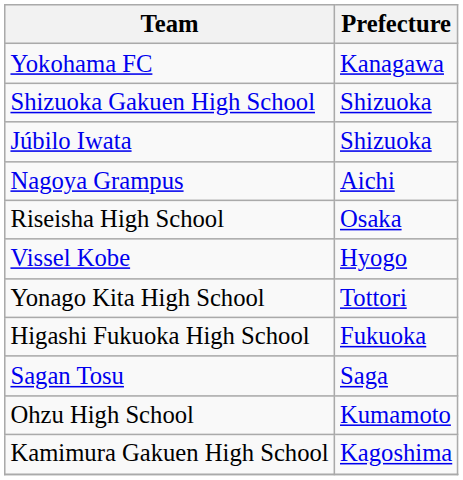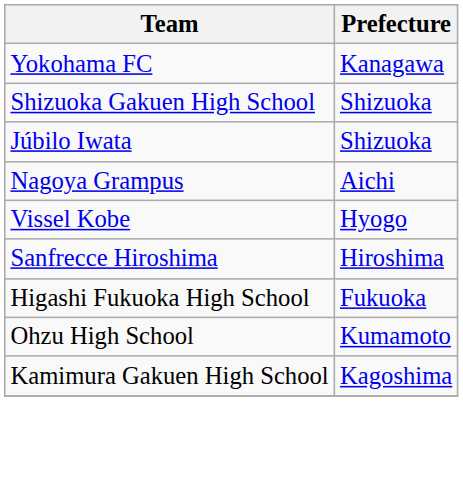- row: (117, 219)
- row: (138, 297)
+ row: (114, 258)
- row: (67, 375)
